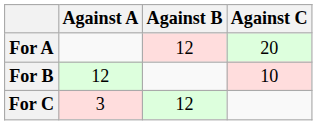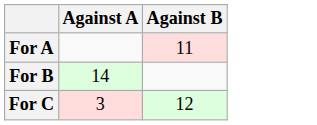- column: (269, 18)
(185, 47) 12 -> (185, 47) 11
(100, 76) 12 -> (100, 76) 14
